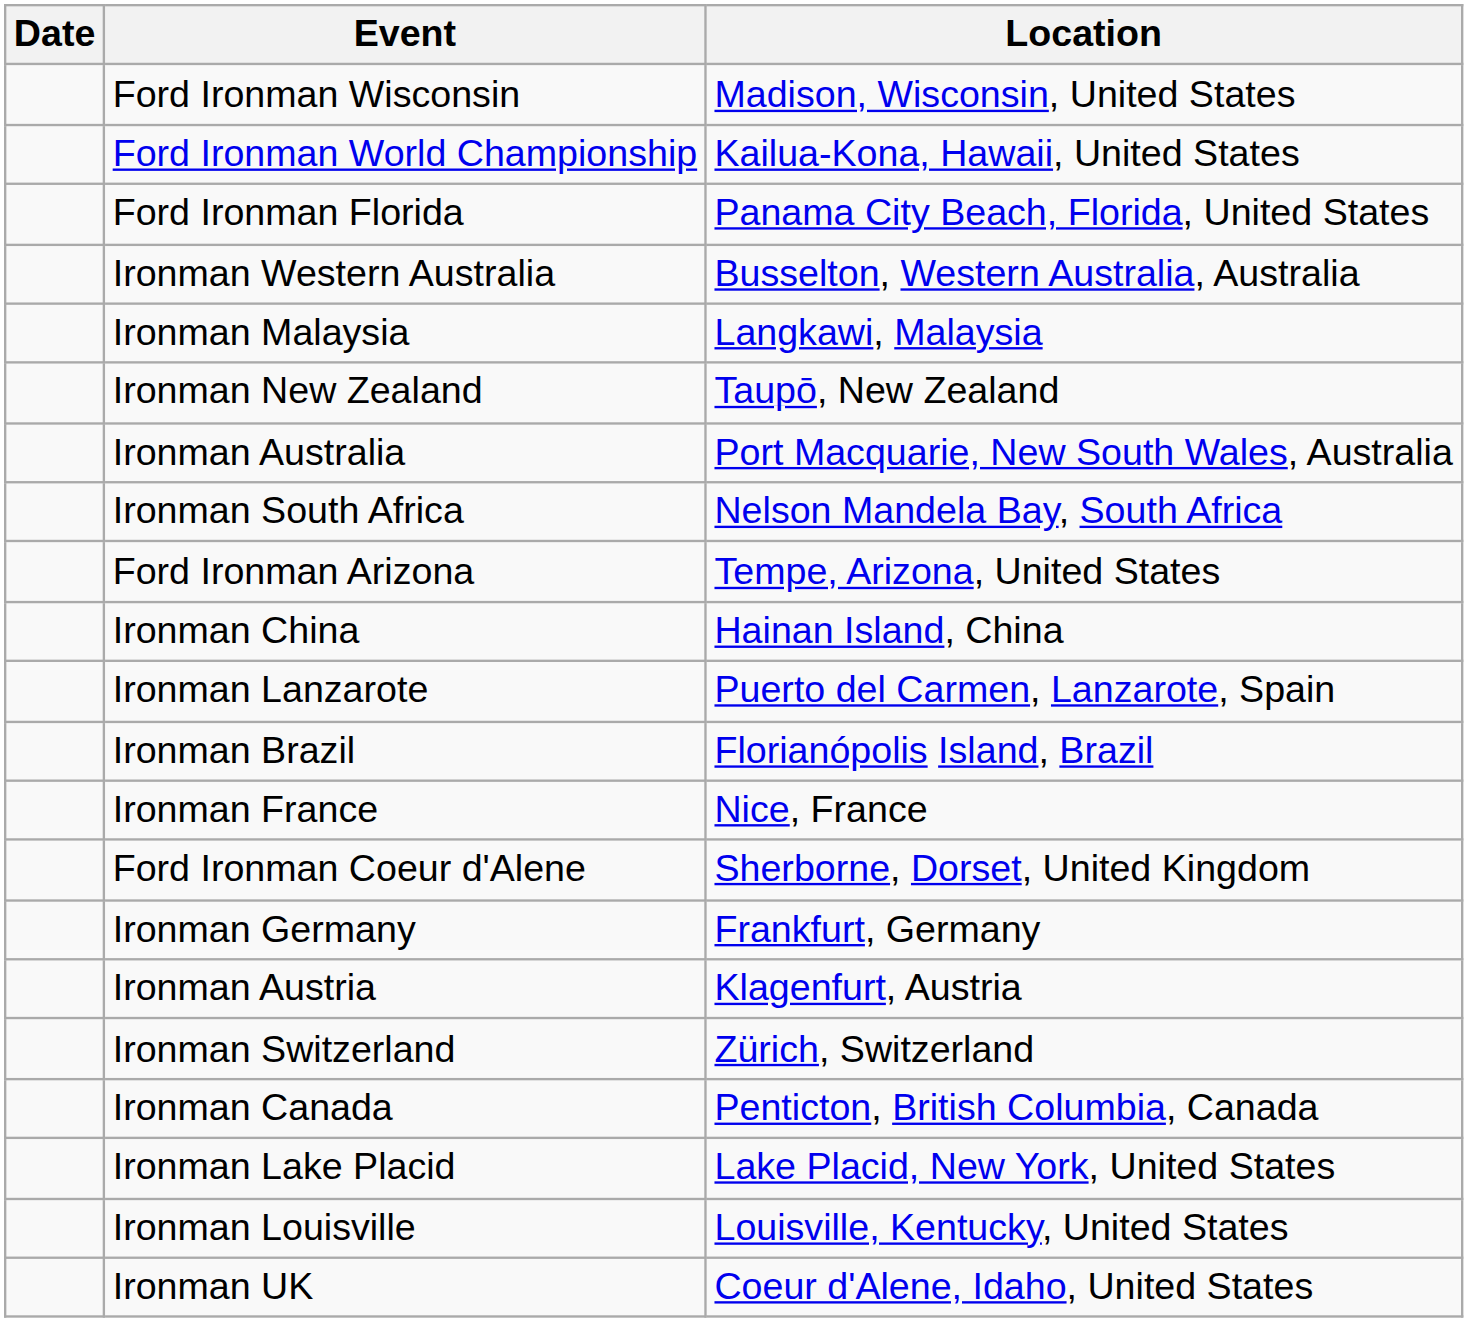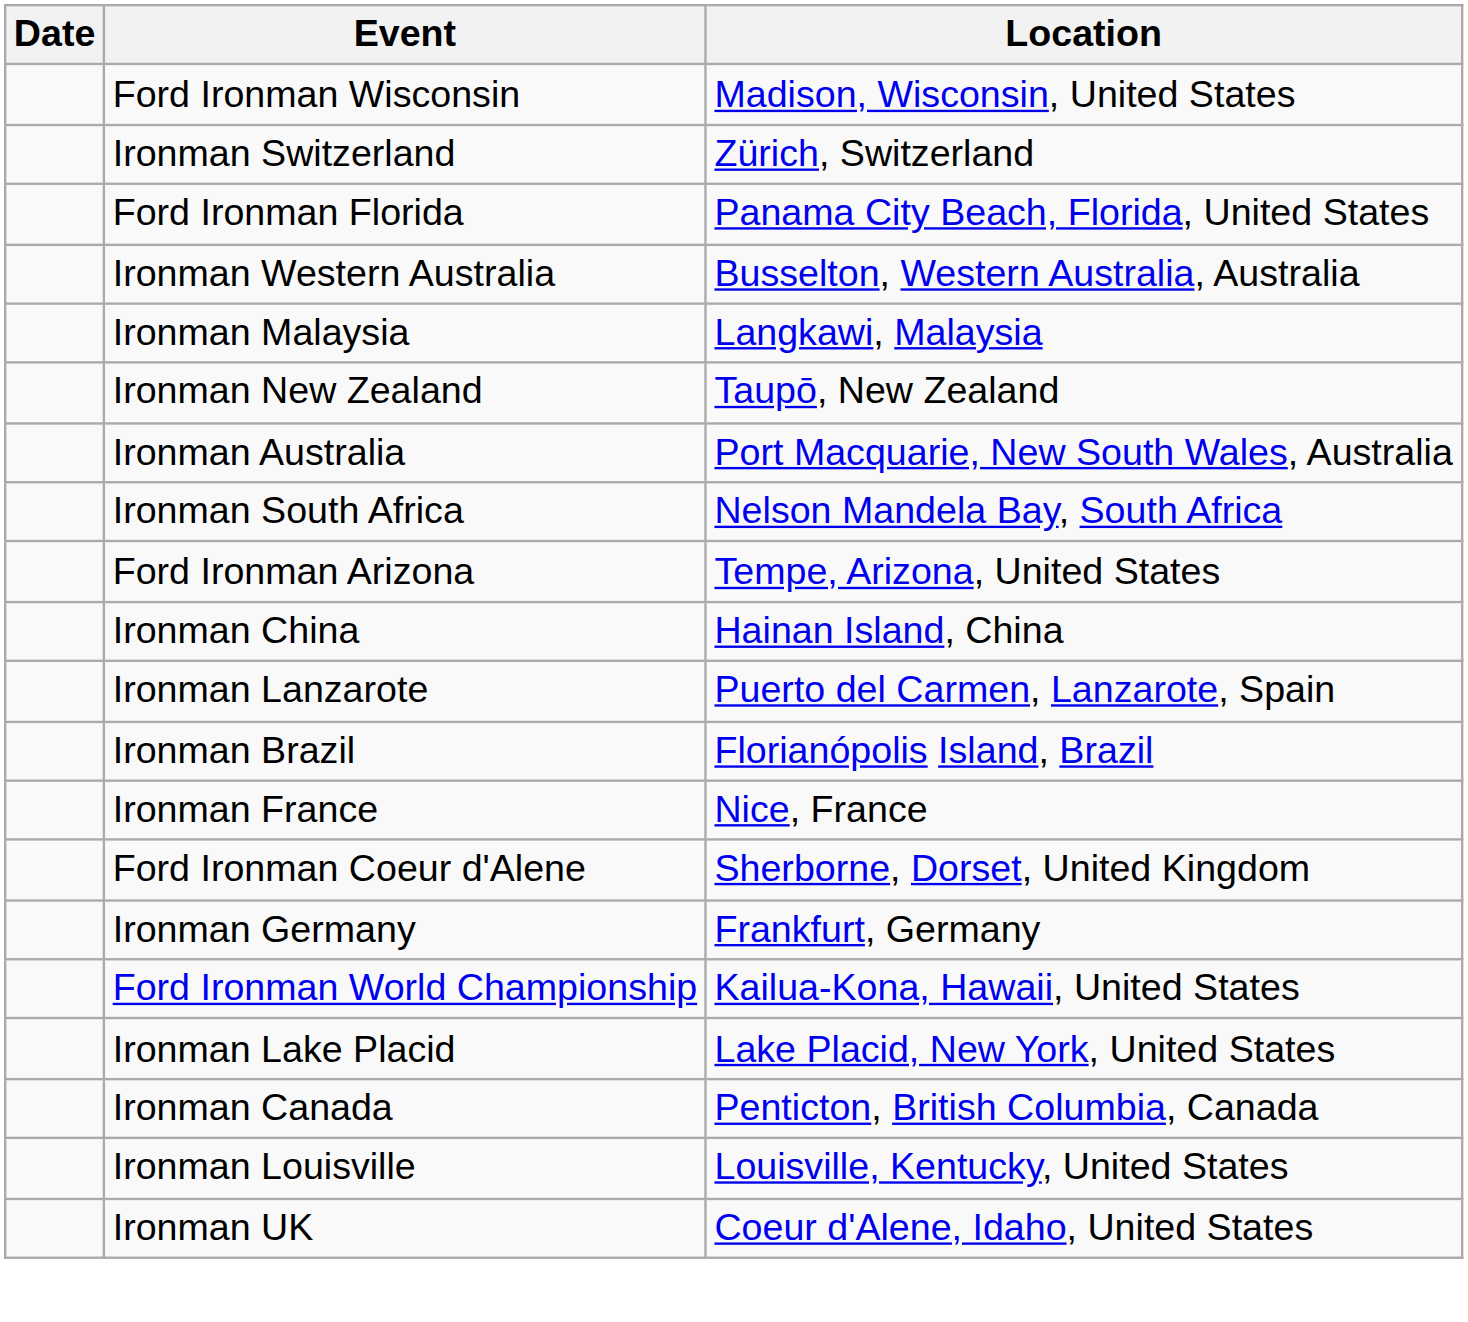rows swapped: (405, 153) <-> (284, 1048)
- row: (244, 988)
rows swapped: (284, 1167) <-> (253, 1107)
